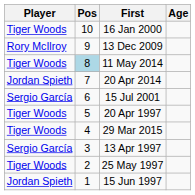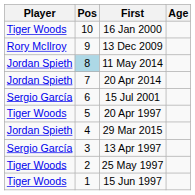(37, 63) Tiger Woods -> (40, 63) Jordan Spieth
(37, 131) Tiger Woods -> (40, 131) Jordan Spieth
(40, 181) Jordan Spieth -> (37, 181) Tiger Woods
